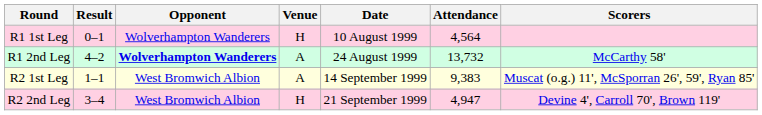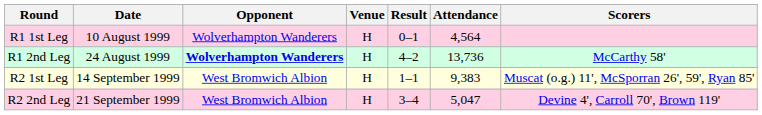columns swapped: (375, 15) <-> (94, 15)
(300, 57) A -> (367, 57) H
(465, 57) 13,732 -> (465, 57) 13,736
(300, 78) A -> (367, 78) H
(465, 99) 4,947 -> (465, 99) 5,047
